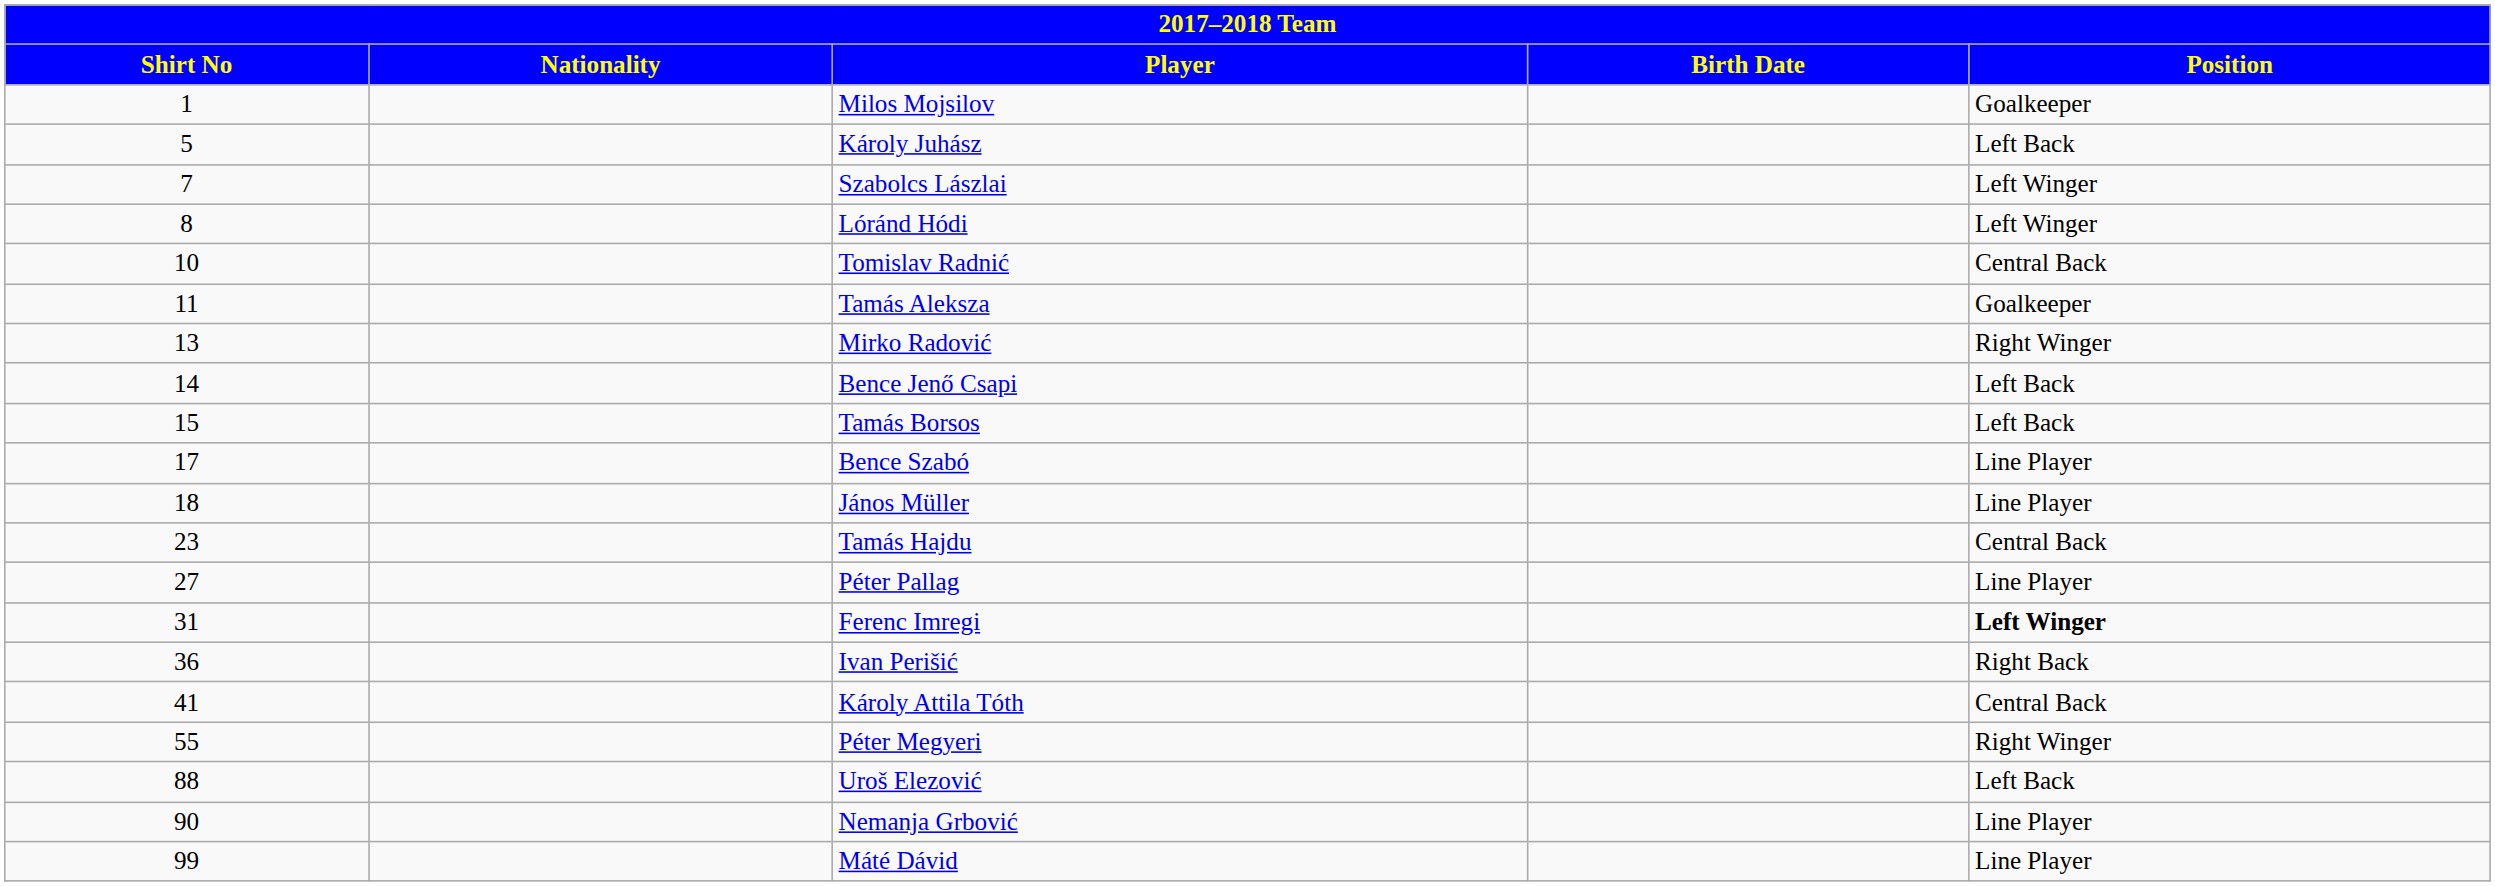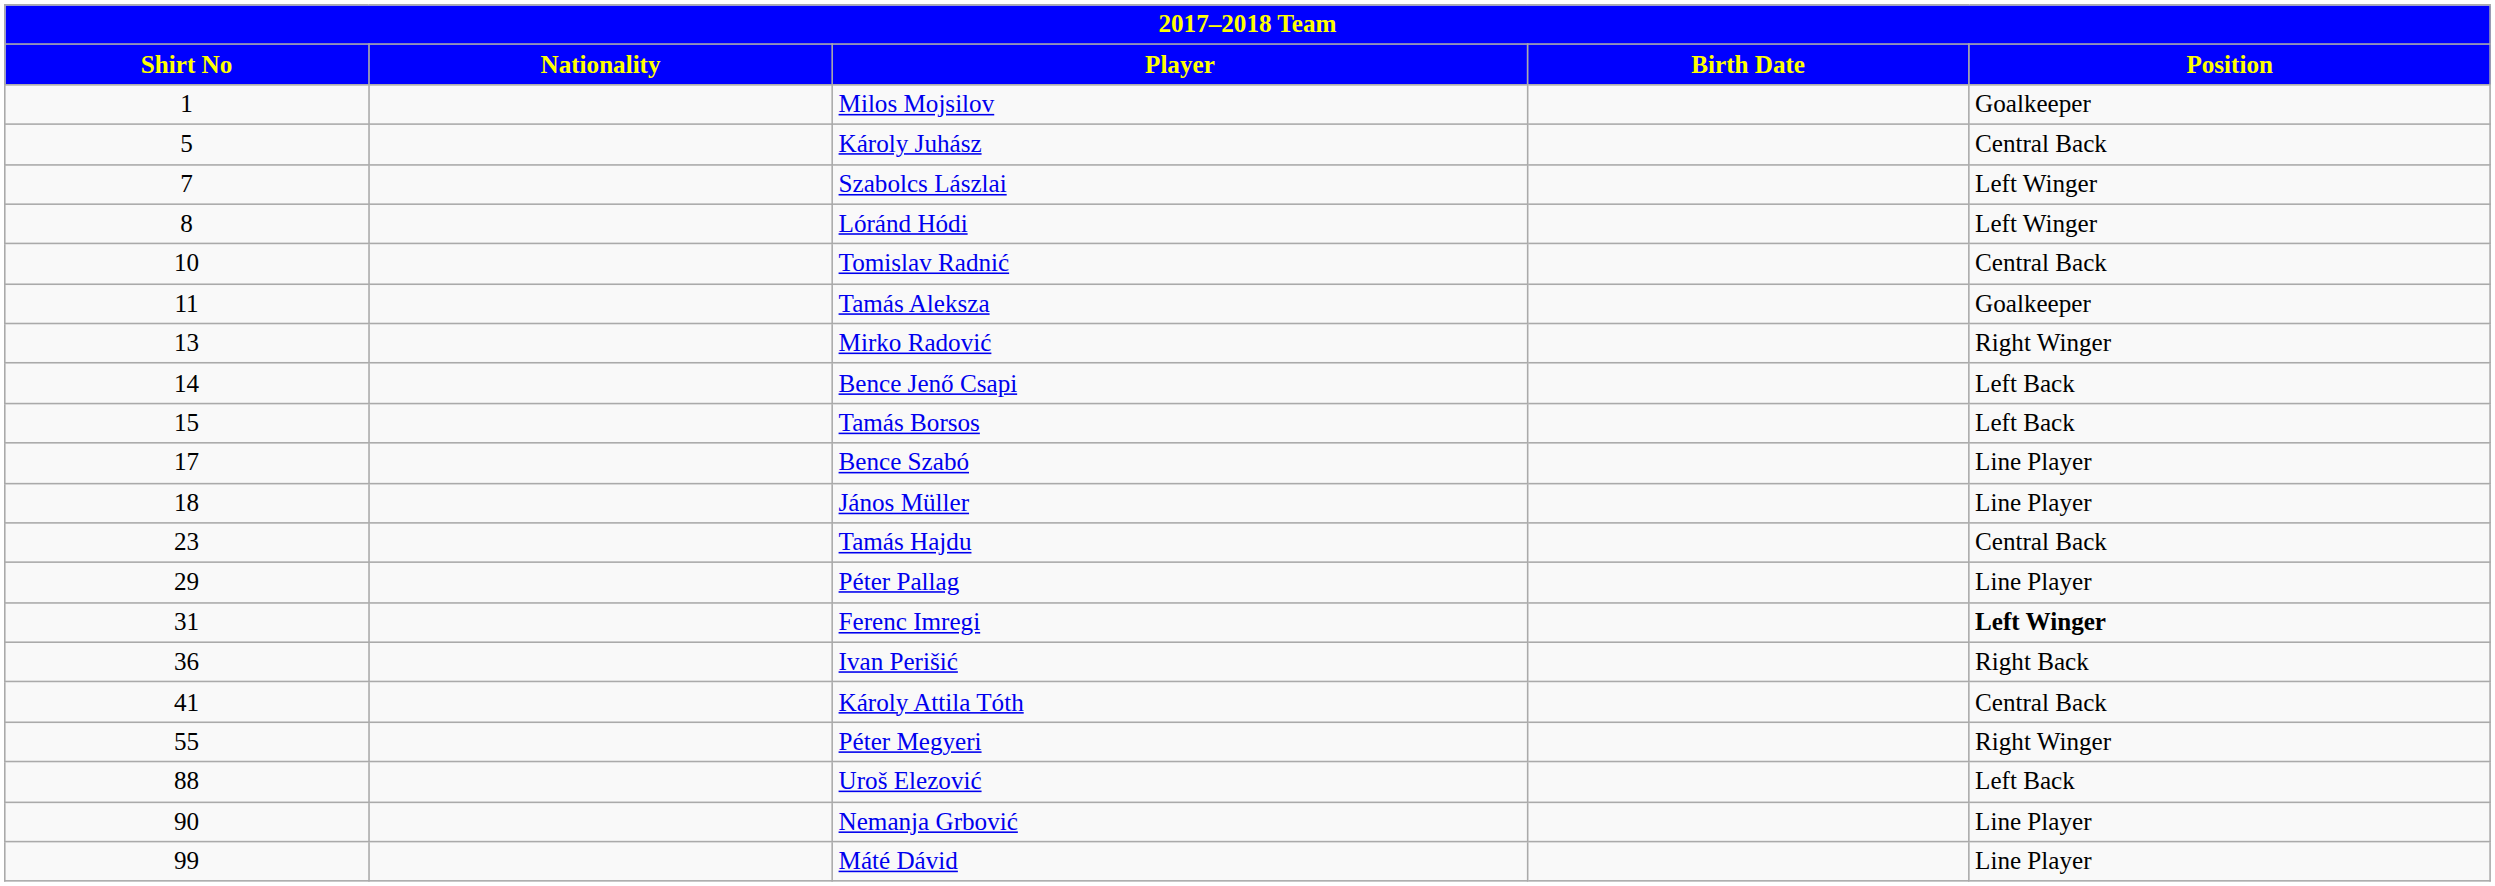(2025, 143) Left Back -> (2041, 143) Central Back
(187, 582) 27 -> (187, 582) 29
